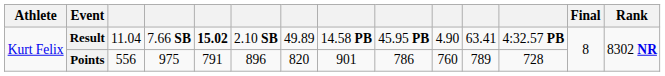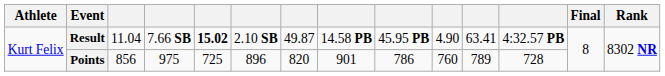(299, 38) 49.89 -> (299, 38) 49.87
(126, 60) 556 -> (126, 60) 856
(212, 60) 791 -> (212, 60) 725
